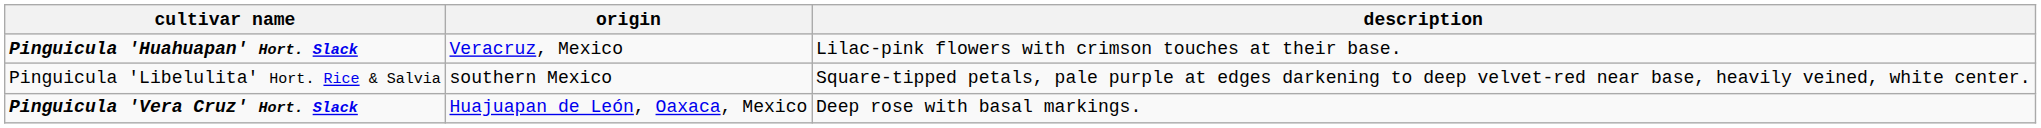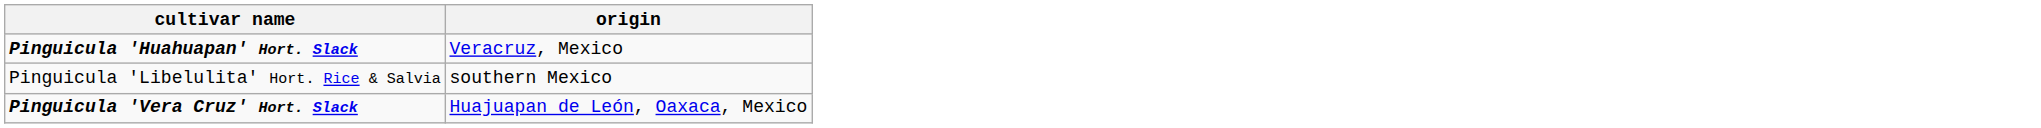- column: (1423, 19)
